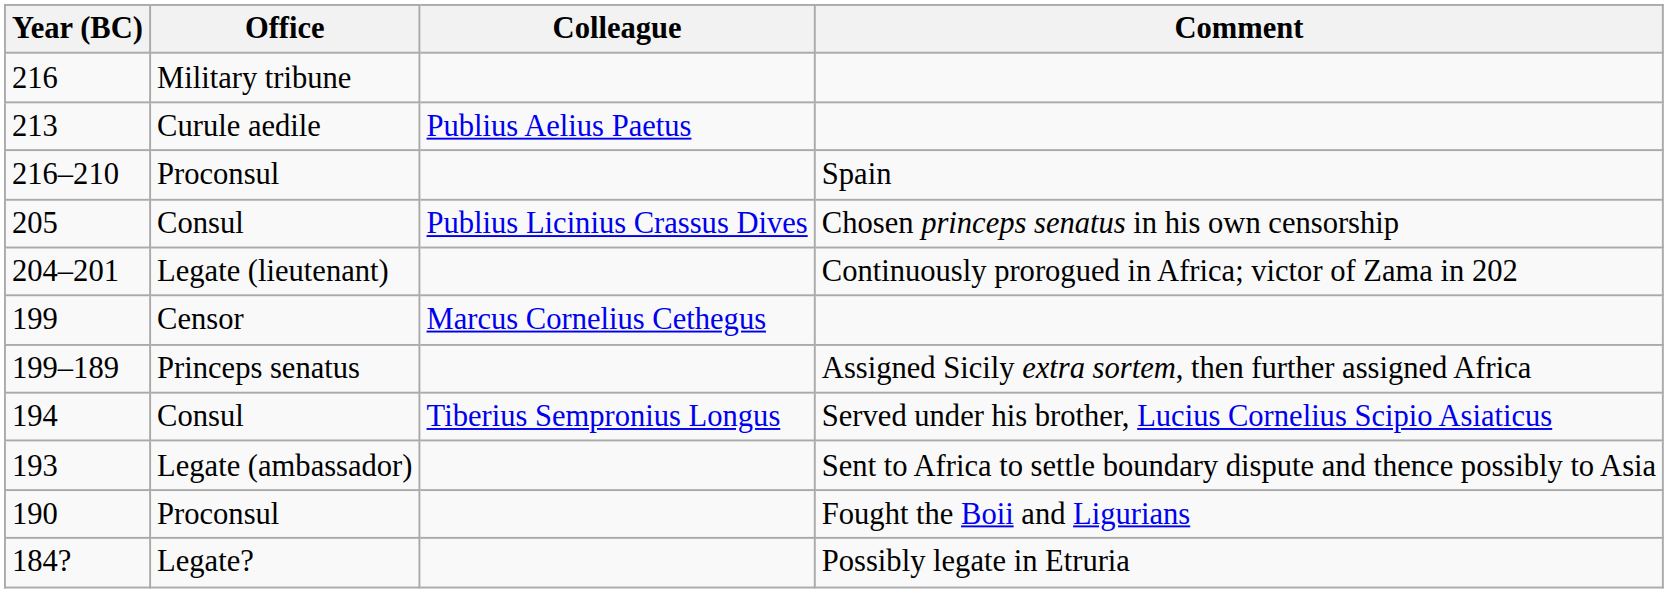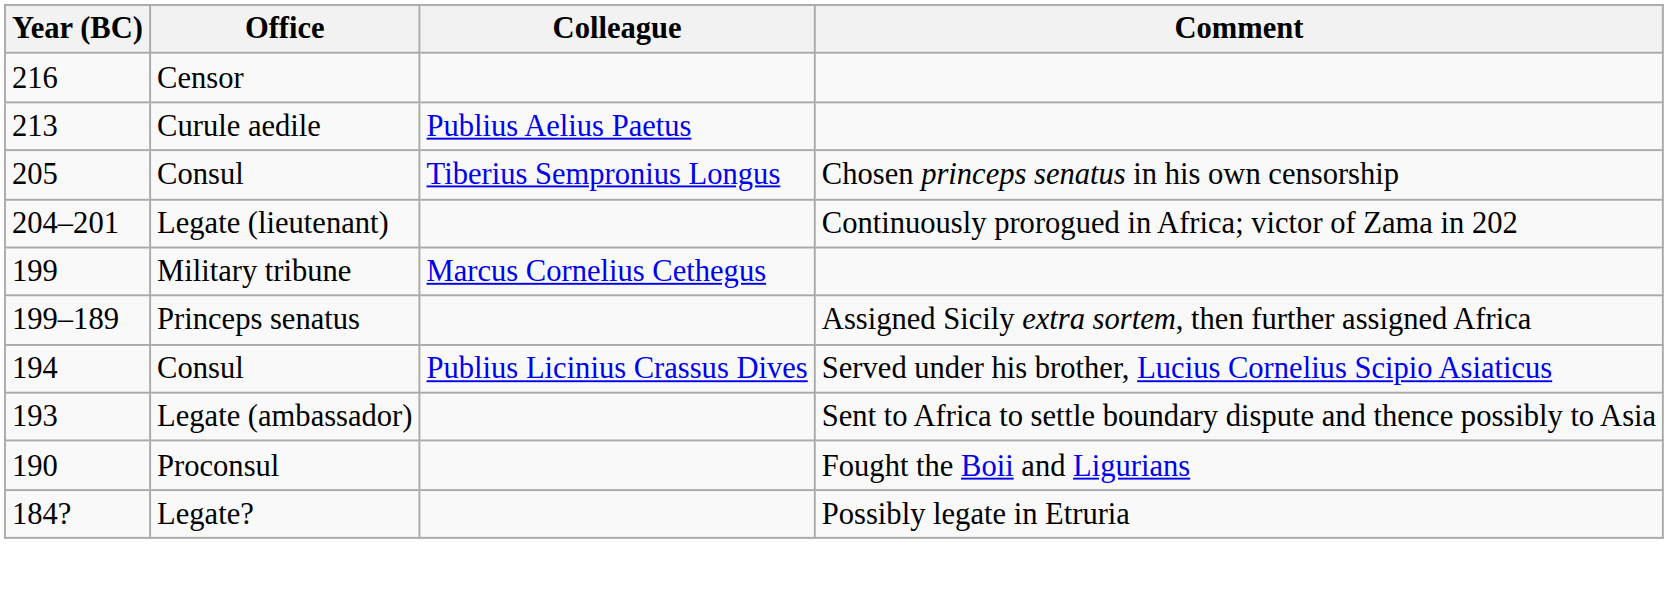(254, 77) Military tribune -> (200, 77) Censor
- row: (65, 174)
(617, 222) Publius Licinius Crassus Dives -> (603, 174) Tiberius Sempronius Longus
(200, 319) Censor -> (254, 271) Military tribune
(603, 416) Tiberius Sempronius Longus -> (617, 367) Publius Licinius Crassus Dives
